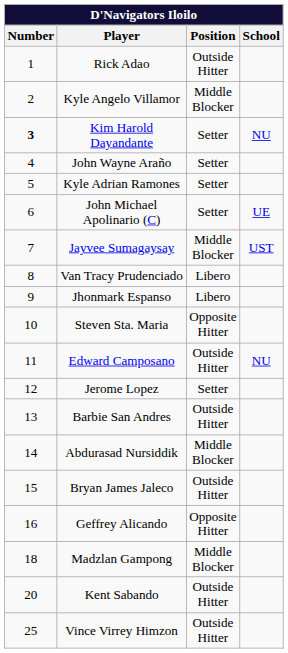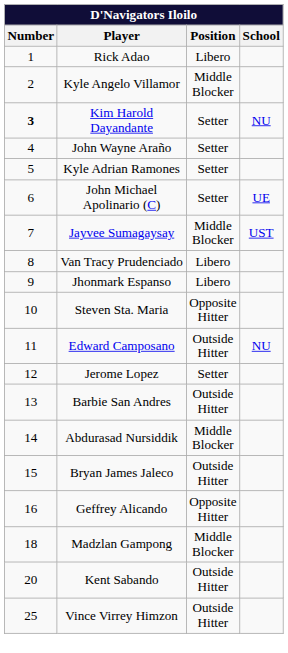(213, 63) Outside Hitter -> (213, 56) Libero
